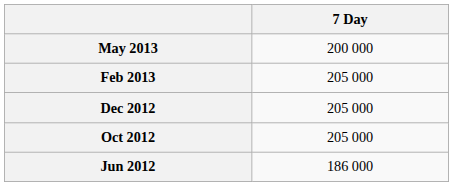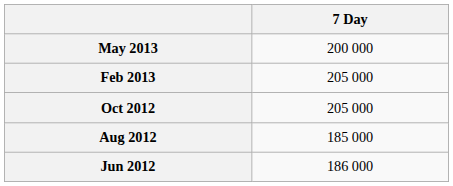- row: (128, 107)
+ row: (128, 137)
